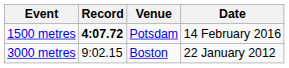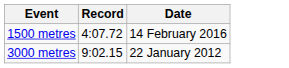- column: (154, 14)
(102, 33) bold -> (102, 33) normal
